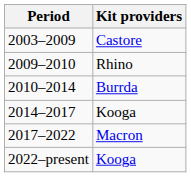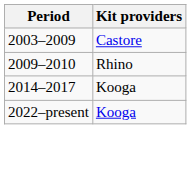- row: (42, 87)
- row: (42, 135)
